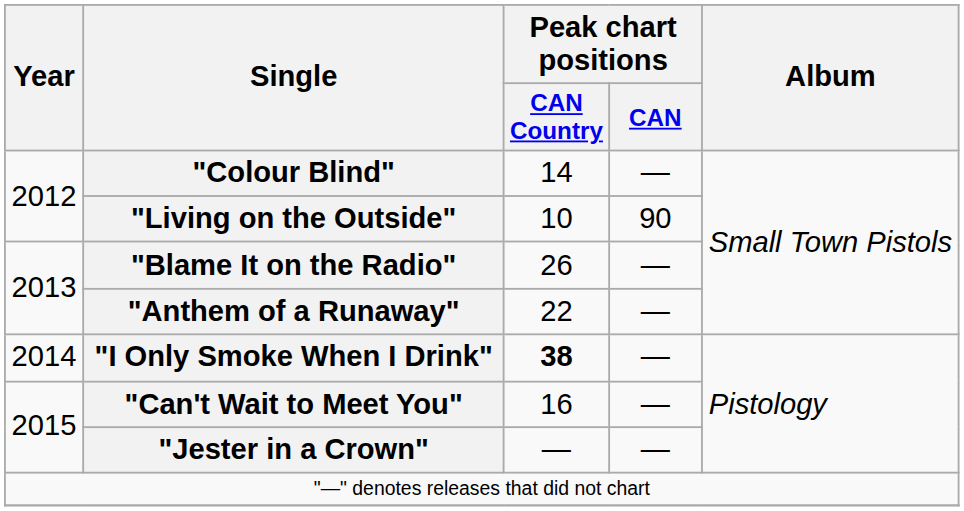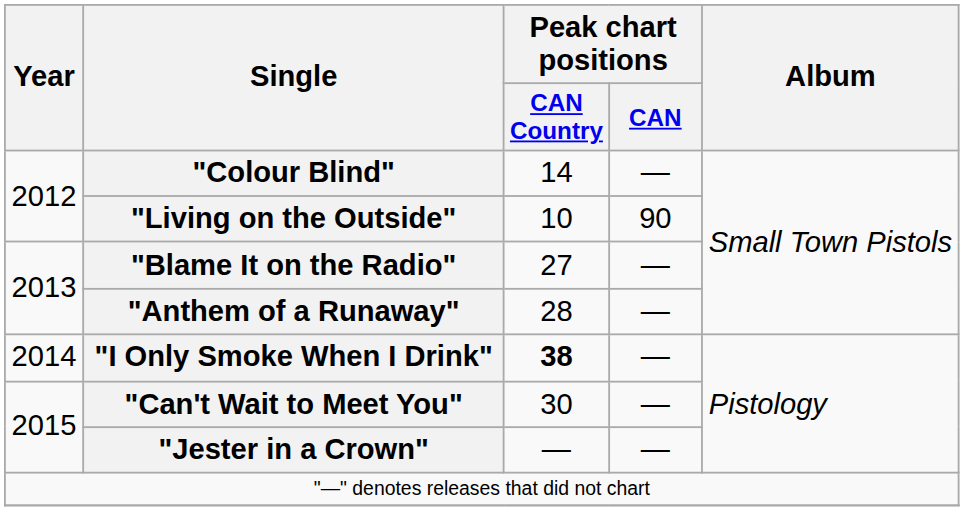(556, 264) 26 -> (556, 264) 27
(556, 311) 22 -> (556, 311) 28
(556, 403) 16 -> (556, 403) 30
